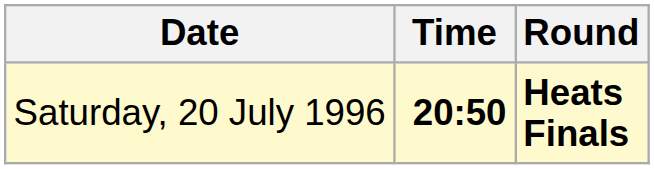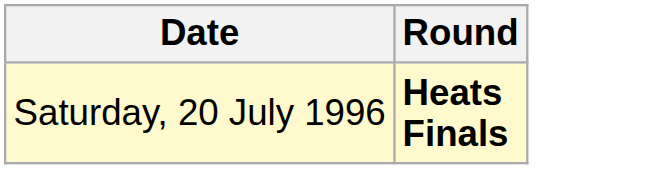- column: (455, 33)
